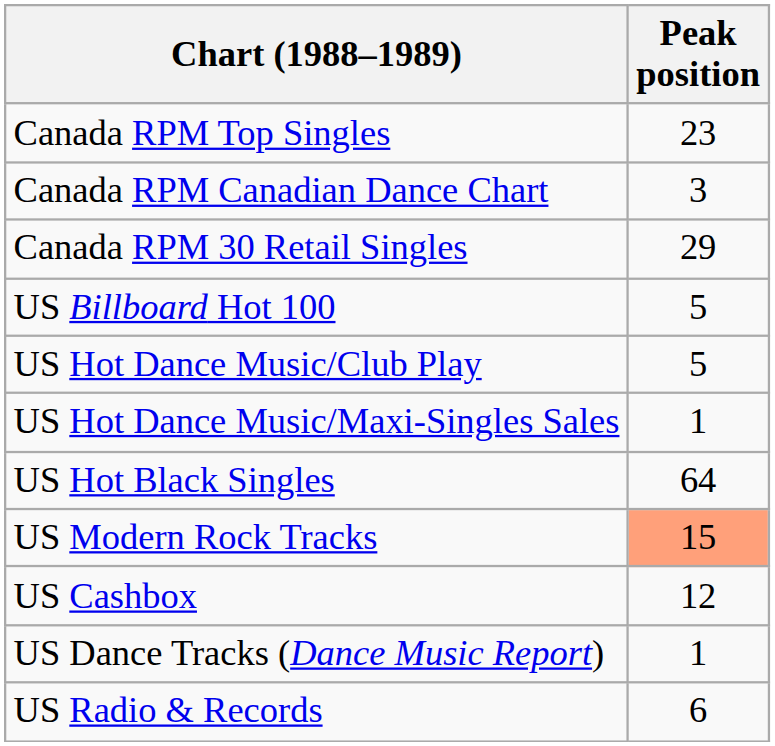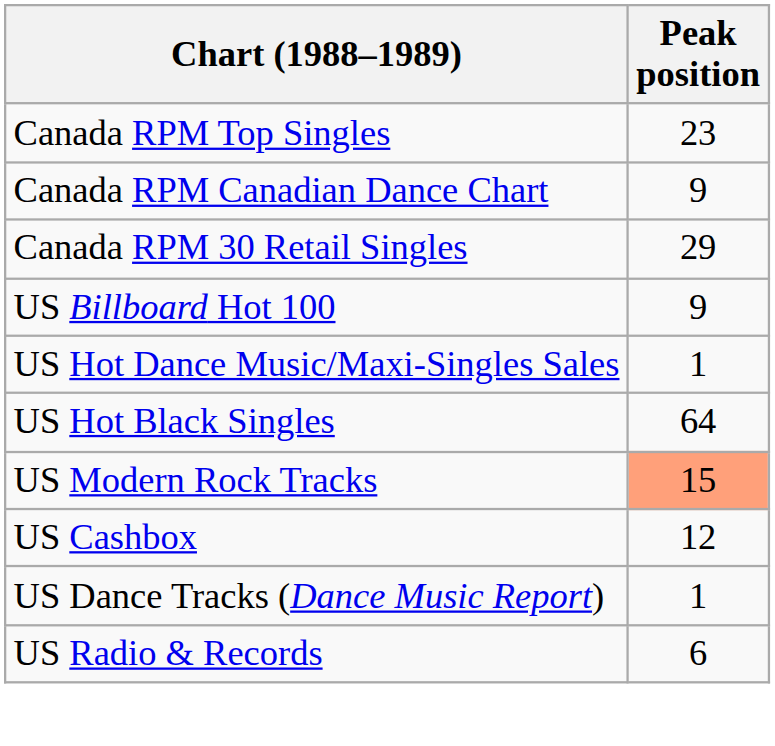(698, 190) 3 -> (698, 190) 9
(698, 305) 5 -> (698, 305) 9
- row: (248, 363)
